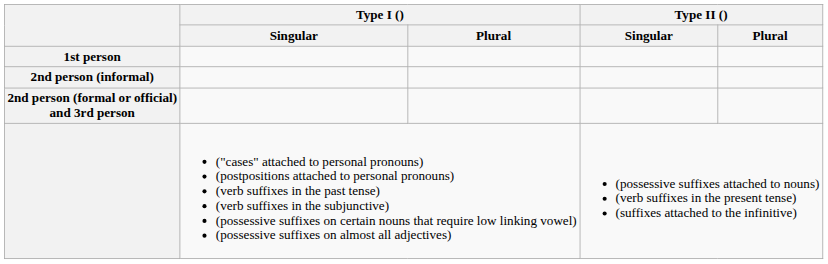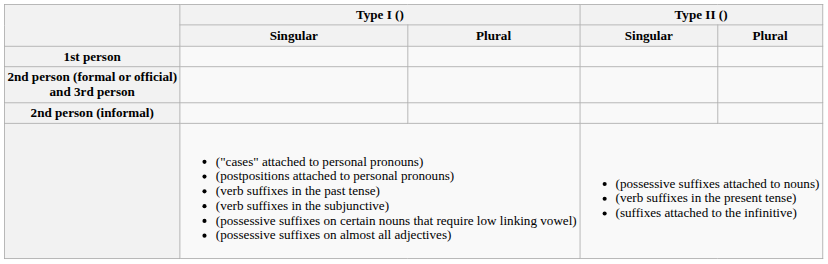rows swapped: (92, 77) <-> (92, 105)
